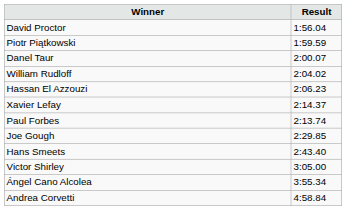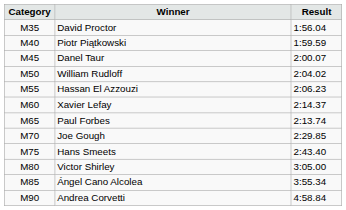+ column: (30, 12)
